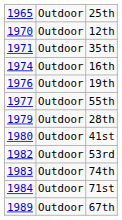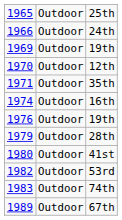+ row: (20, 31)
+ row: (20, 48)
- row: (20, 101)
- row: (20, 189)
